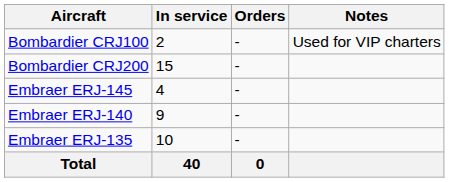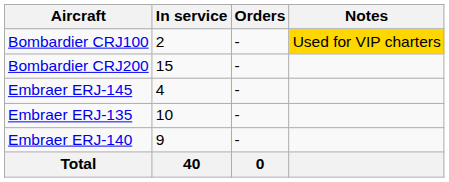(367, 41) no background -> (367, 41) gold background
rows swapped: (70, 115) <-> (70, 139)
